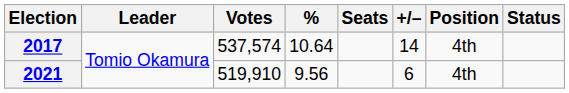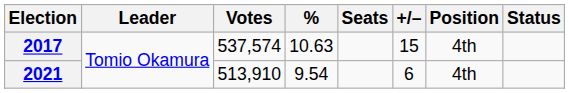(311, 46) 10.64 -> (311, 46) 10.63
(409, 46) 14 -> (409, 46) 15
(249, 74) 519,910 -> (249, 74) 513,910
(311, 74) 9.56 -> (311, 74) 9.54
